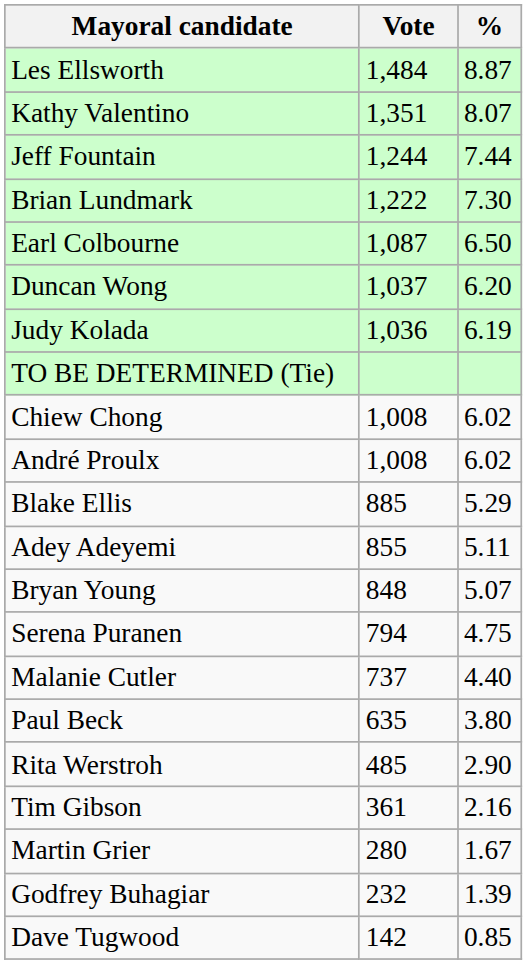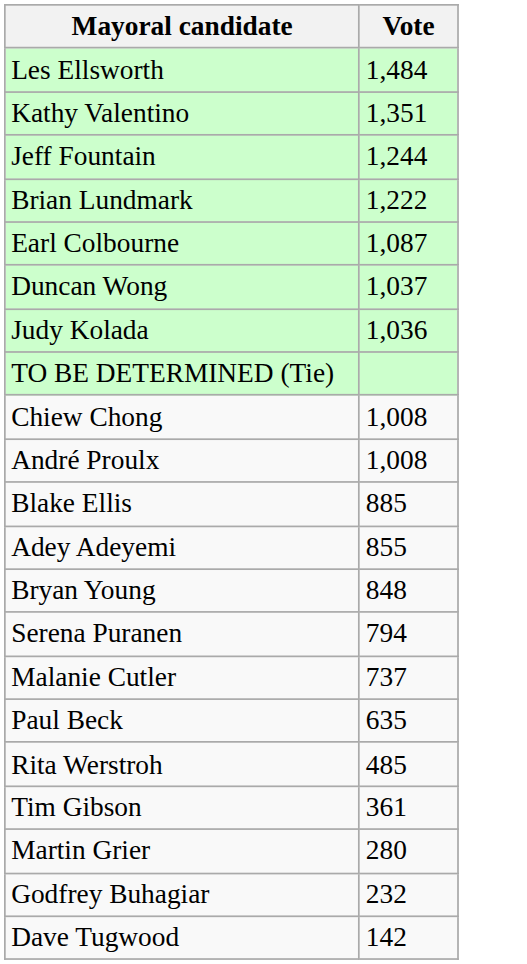- column: (490, 26)
